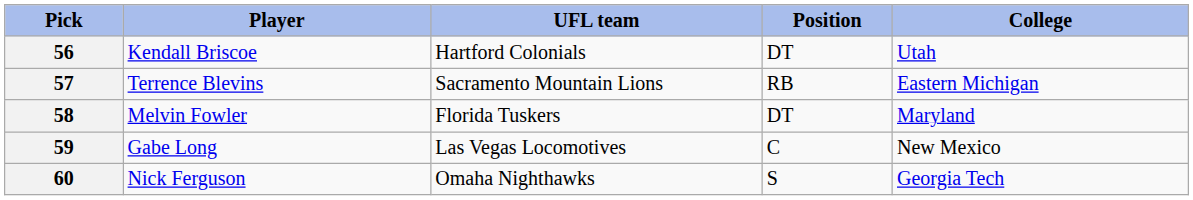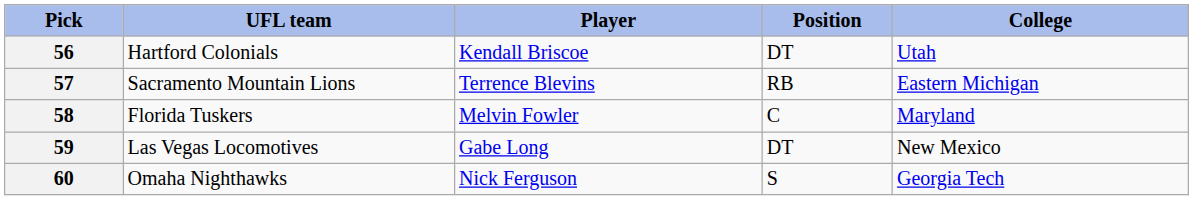columns swapped: (596, 20) <-> (277, 20)
(780, 115) DT -> (773, 115) C
(773, 147) C -> (780, 147) DT
